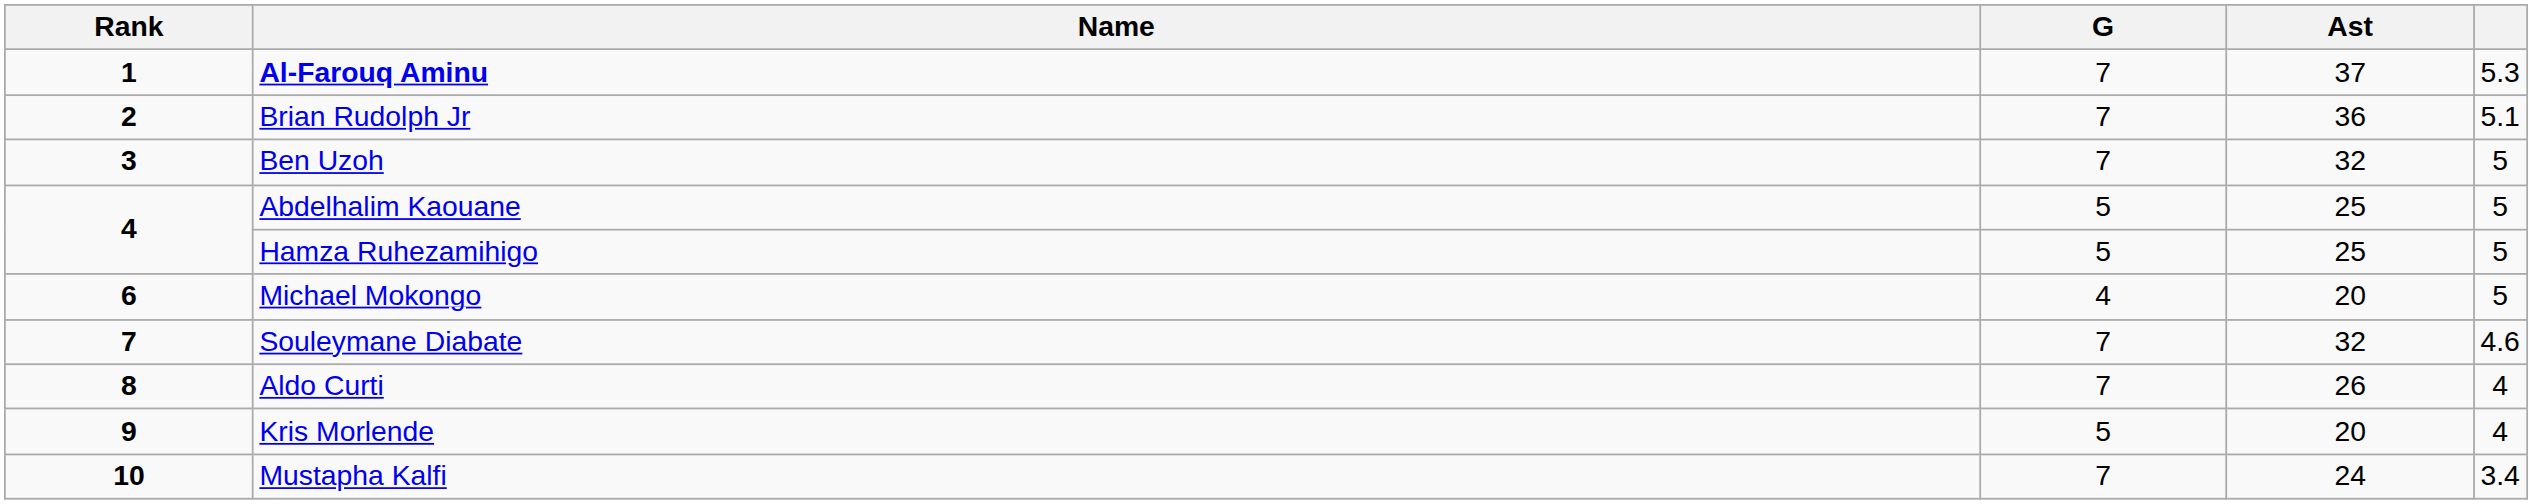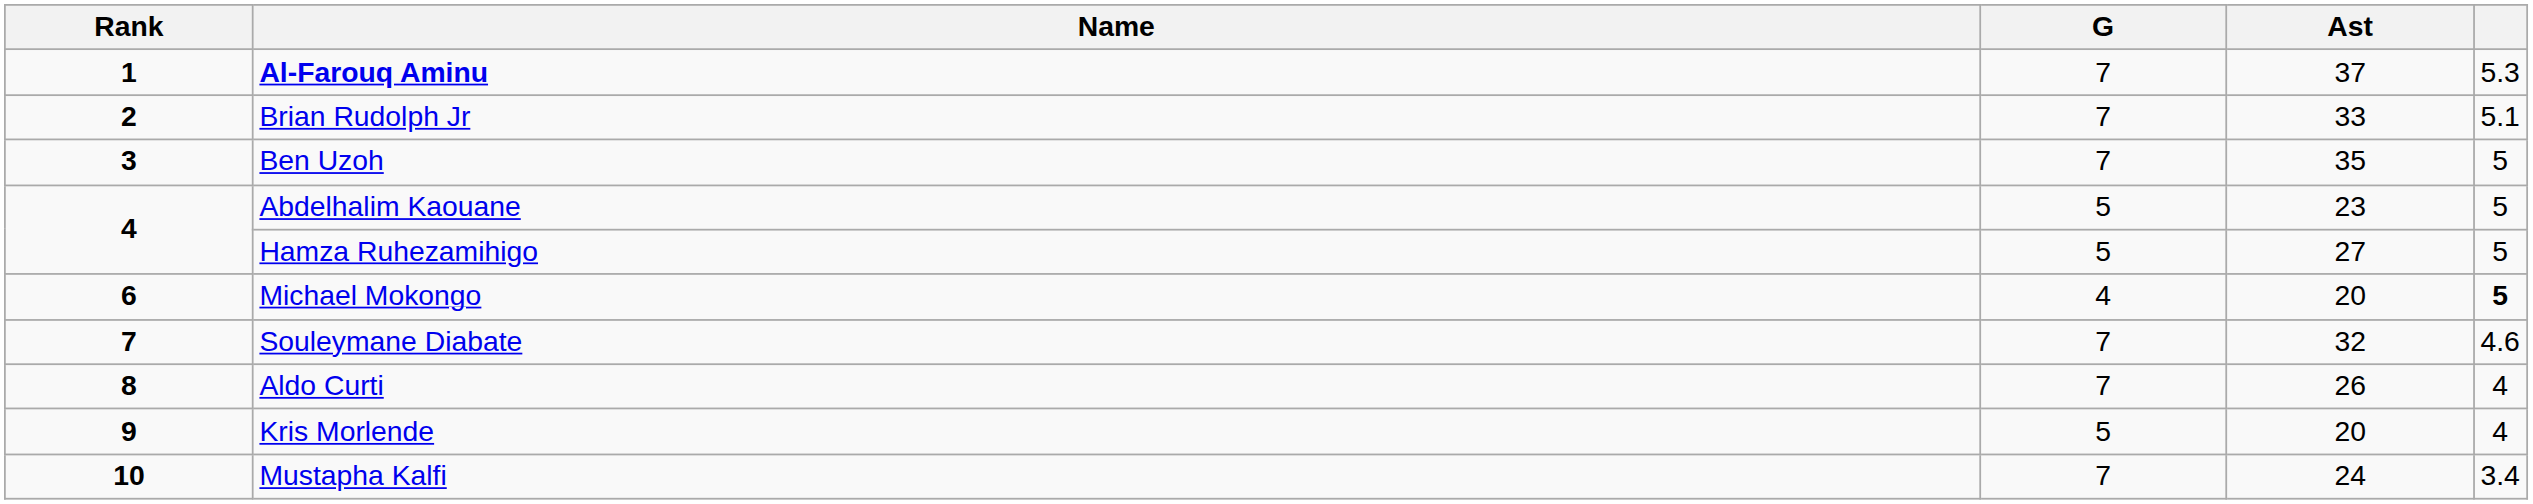(2350, 116) 36 -> (2350, 116) 33
(2350, 161) 32 -> (2350, 161) 35
(2350, 206) 25 -> (2350, 206) 23
(2350, 251) 25 -> (2350, 251) 27
(2500, 296) normal -> (2500, 296) bold
